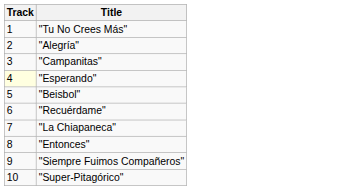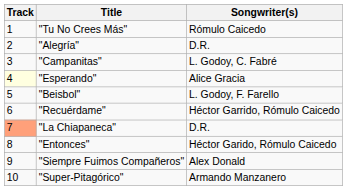+ column: (264, 12)
(10, 128) no background -> (10, 128) lightsalmon background
